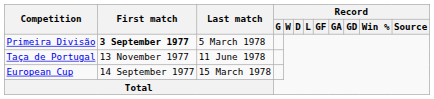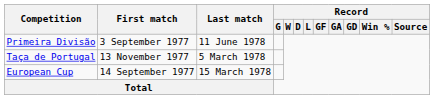(144, 42) bold -> (144, 42) normal
(232, 42) 5 March 1978 -> (232, 42) 11 June 1978
(232, 57) 11 June 1978 -> (232, 57) 5 March 1978
